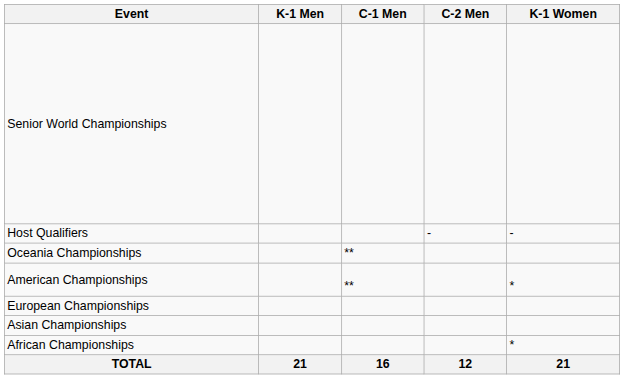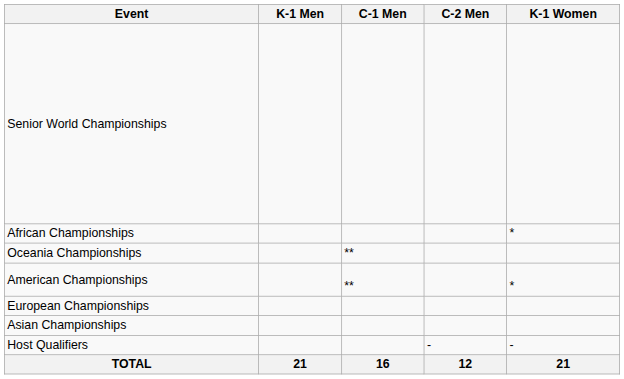rows swapped: (71, 345) <-> (48, 233)
